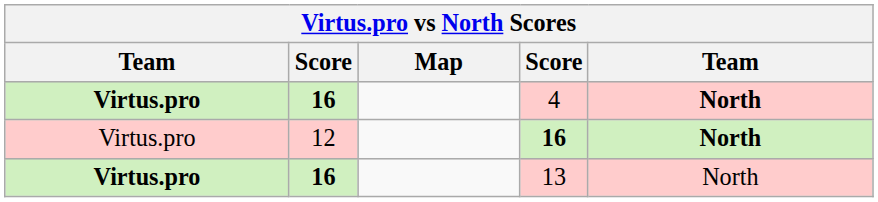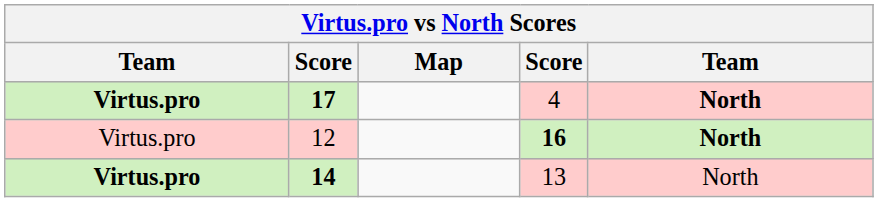(323, 100) 16 -> (323, 100) 17
(323, 176) 16 -> (323, 176) 14
